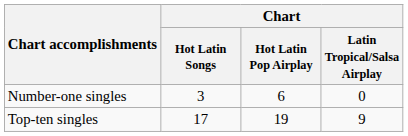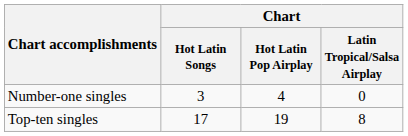(281, 95) 6 -> (281, 95) 4
(362, 119) 9 -> (362, 119) 8
